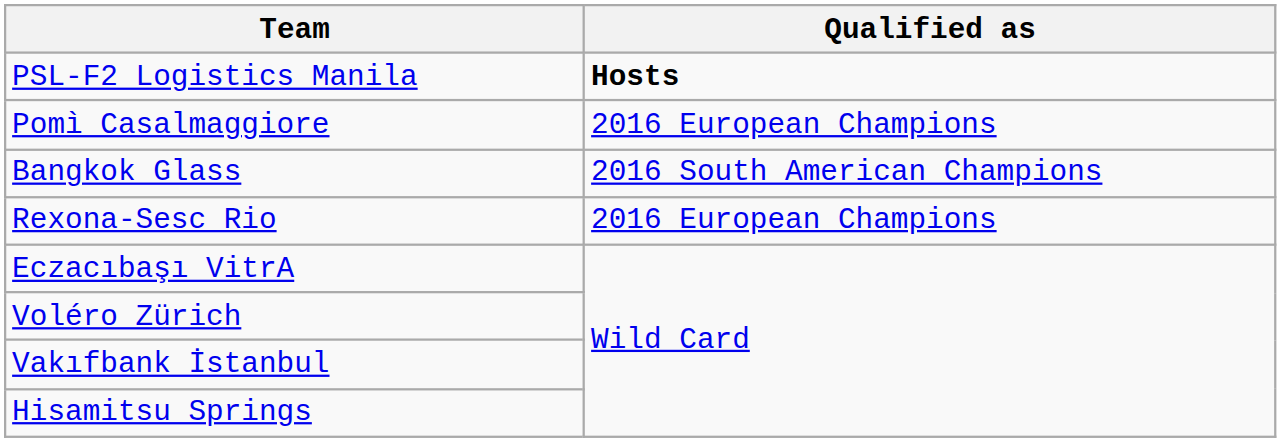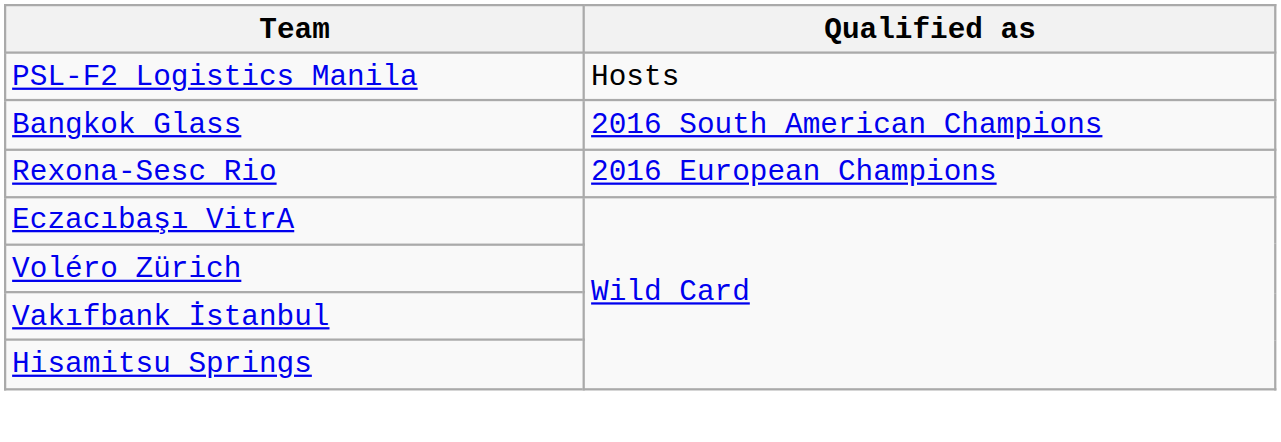(635, 77) bold -> (635, 77) normal
- row: (171, 125)
